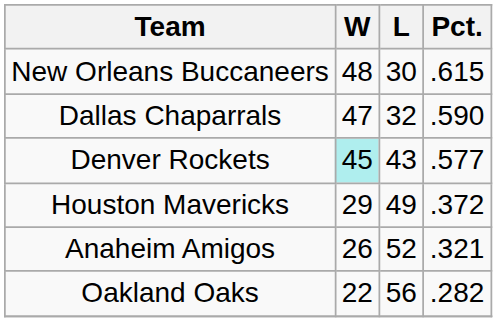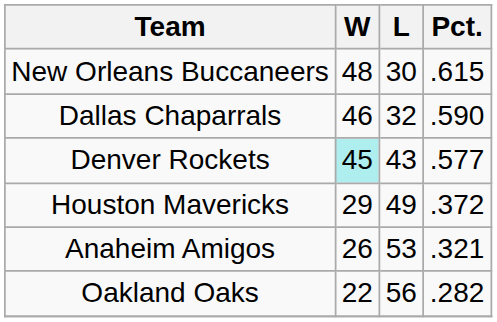(357, 115) 47 -> (357, 115) 46
(401, 248) 52 -> (401, 248) 53
